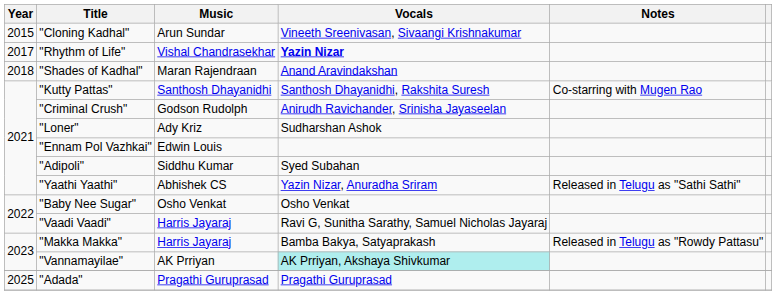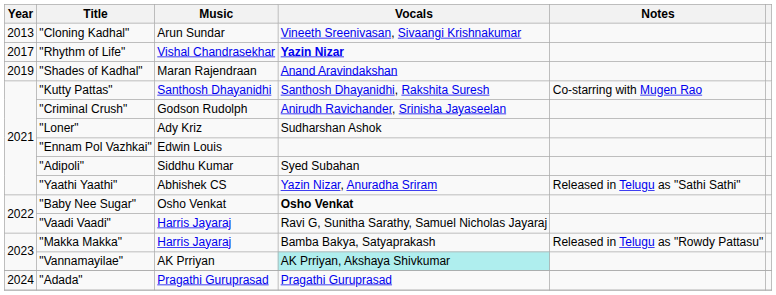(20, 33) 2015 -> (20, 33) 2013
(20, 71) 2018 -> (20, 71) 2019
(315, 204) normal -> (317, 204) bold
(20, 280) 2025 -> (20, 280) 2024
